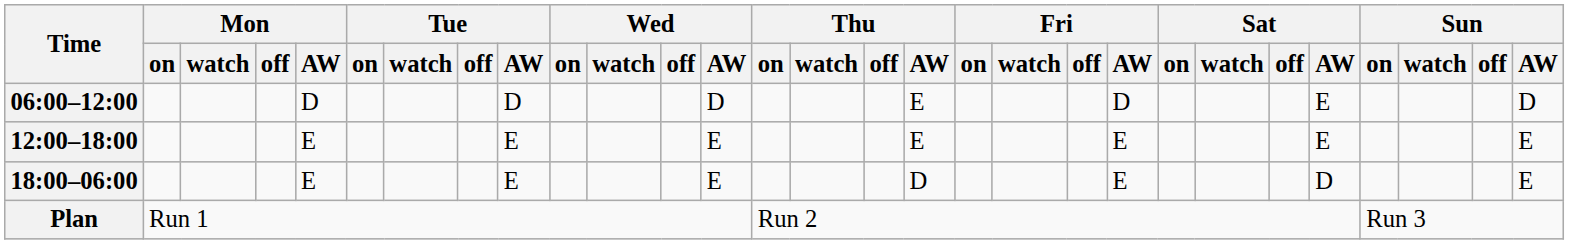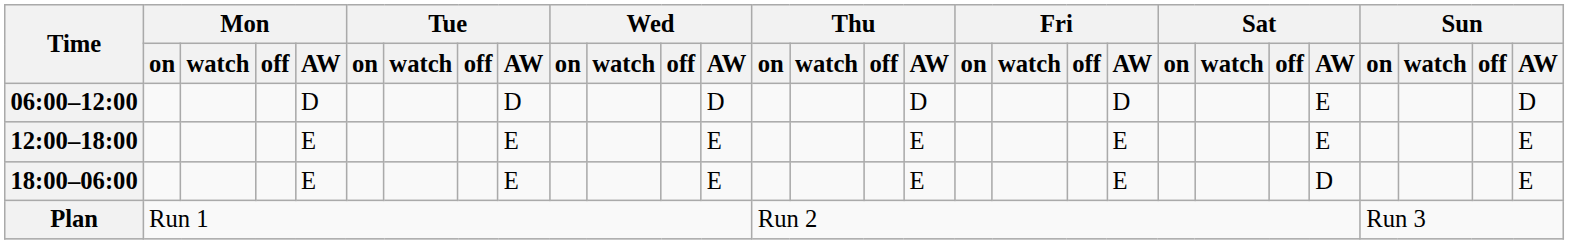(917, 102) E -> (918, 102) D
(918, 180) D -> (917, 180) E
